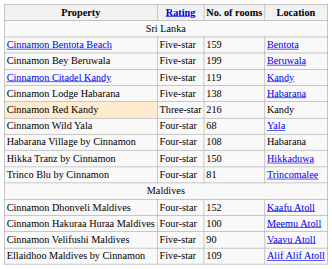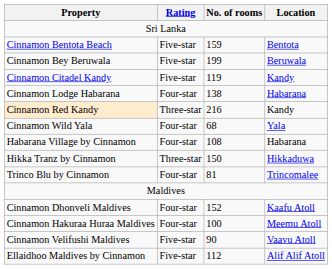(178, 93) Five-star -> (178, 93) Four-star
(178, 158) Four-star -> (181, 158) Three-star
(214, 256) 109 -> (214, 256) 112
